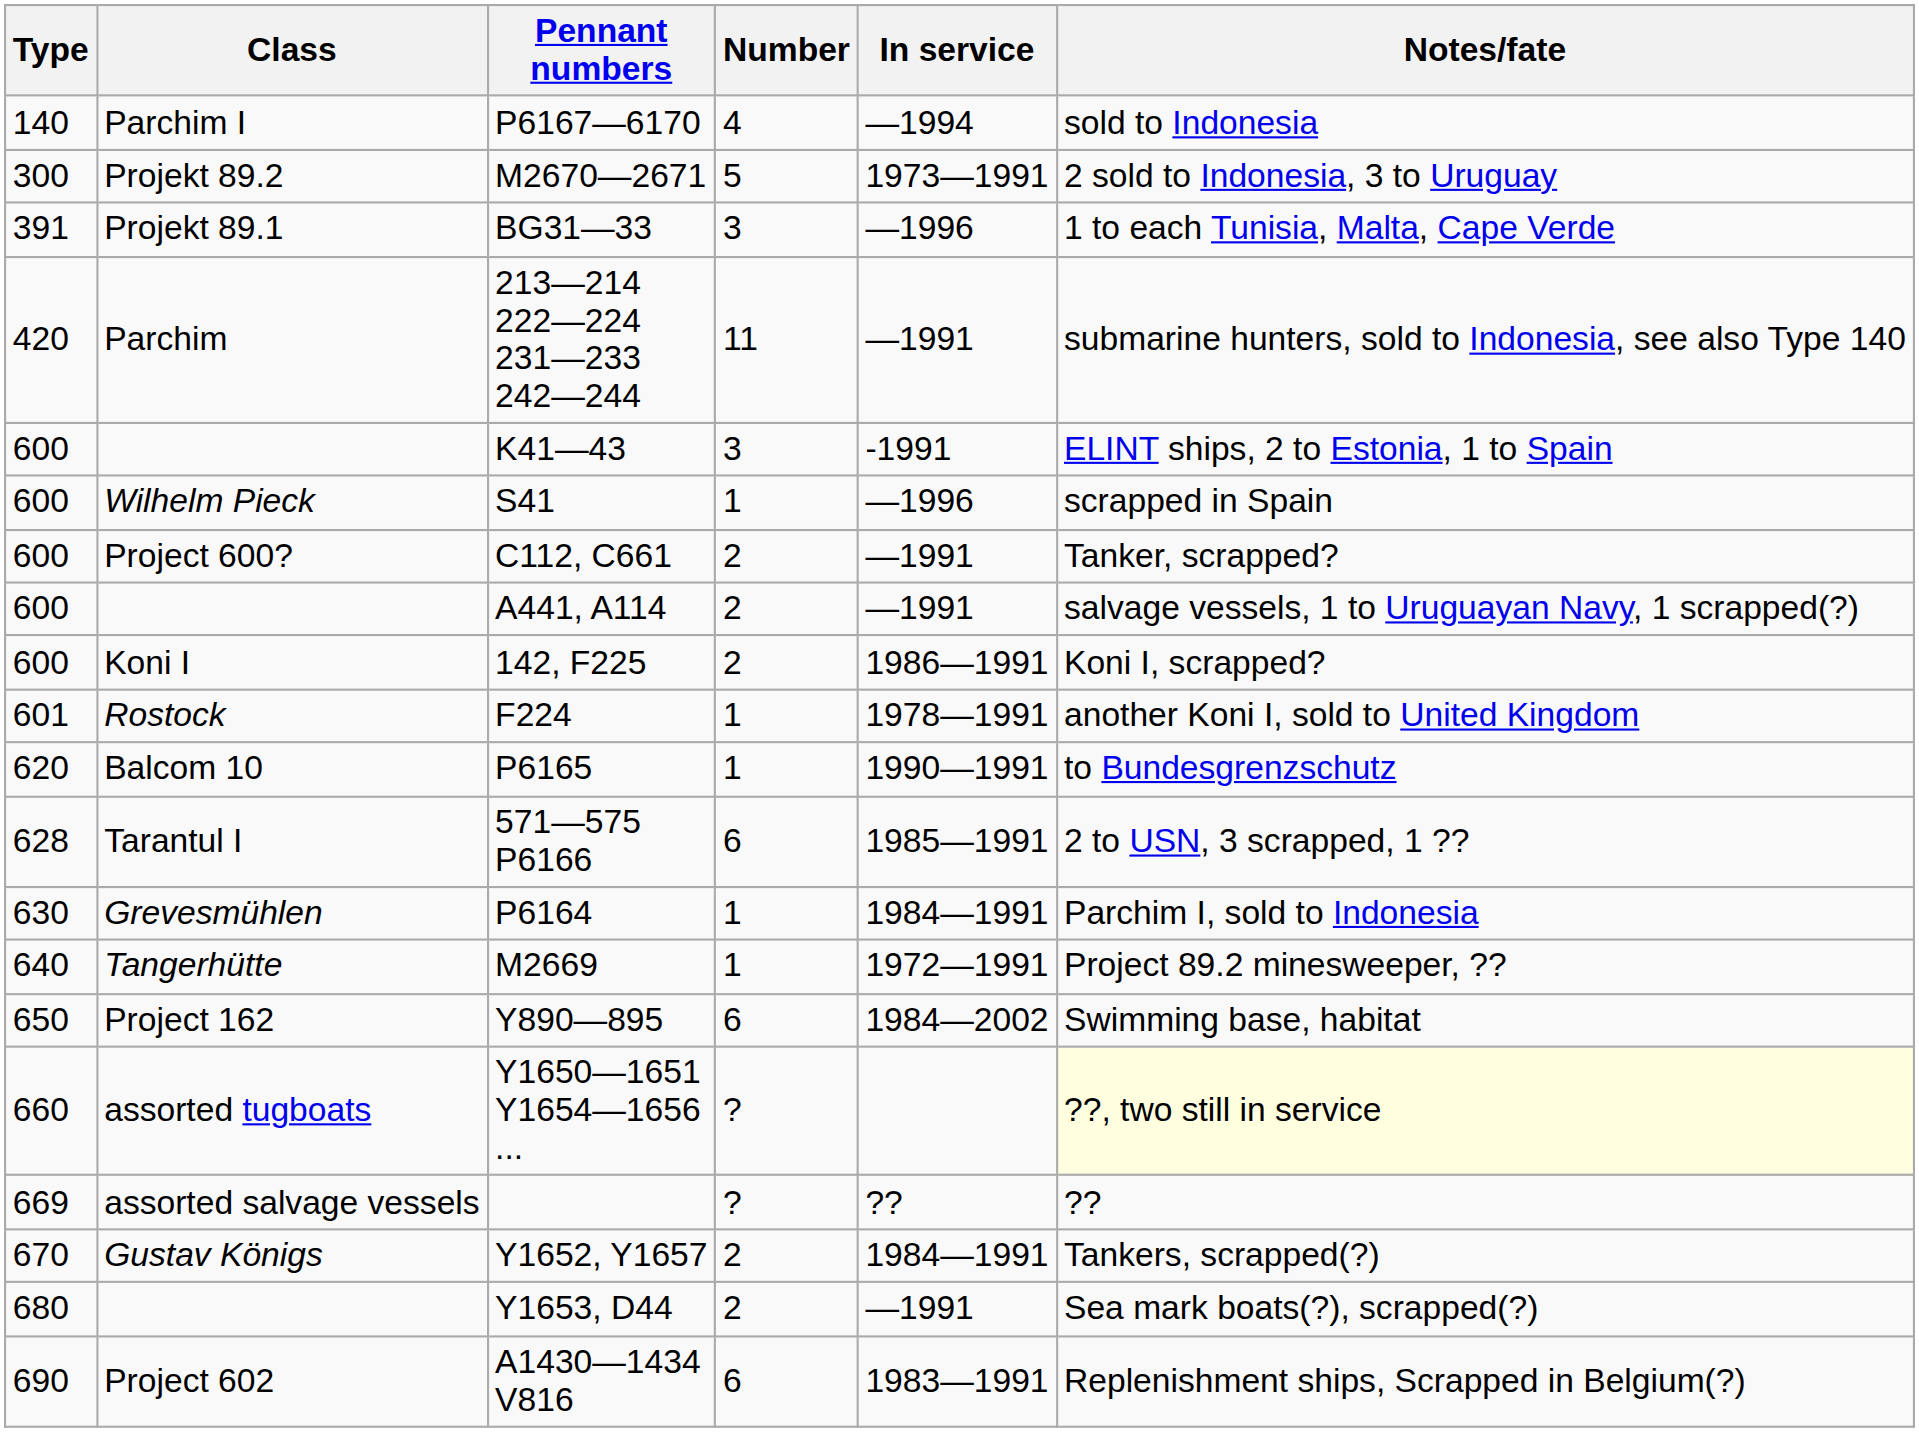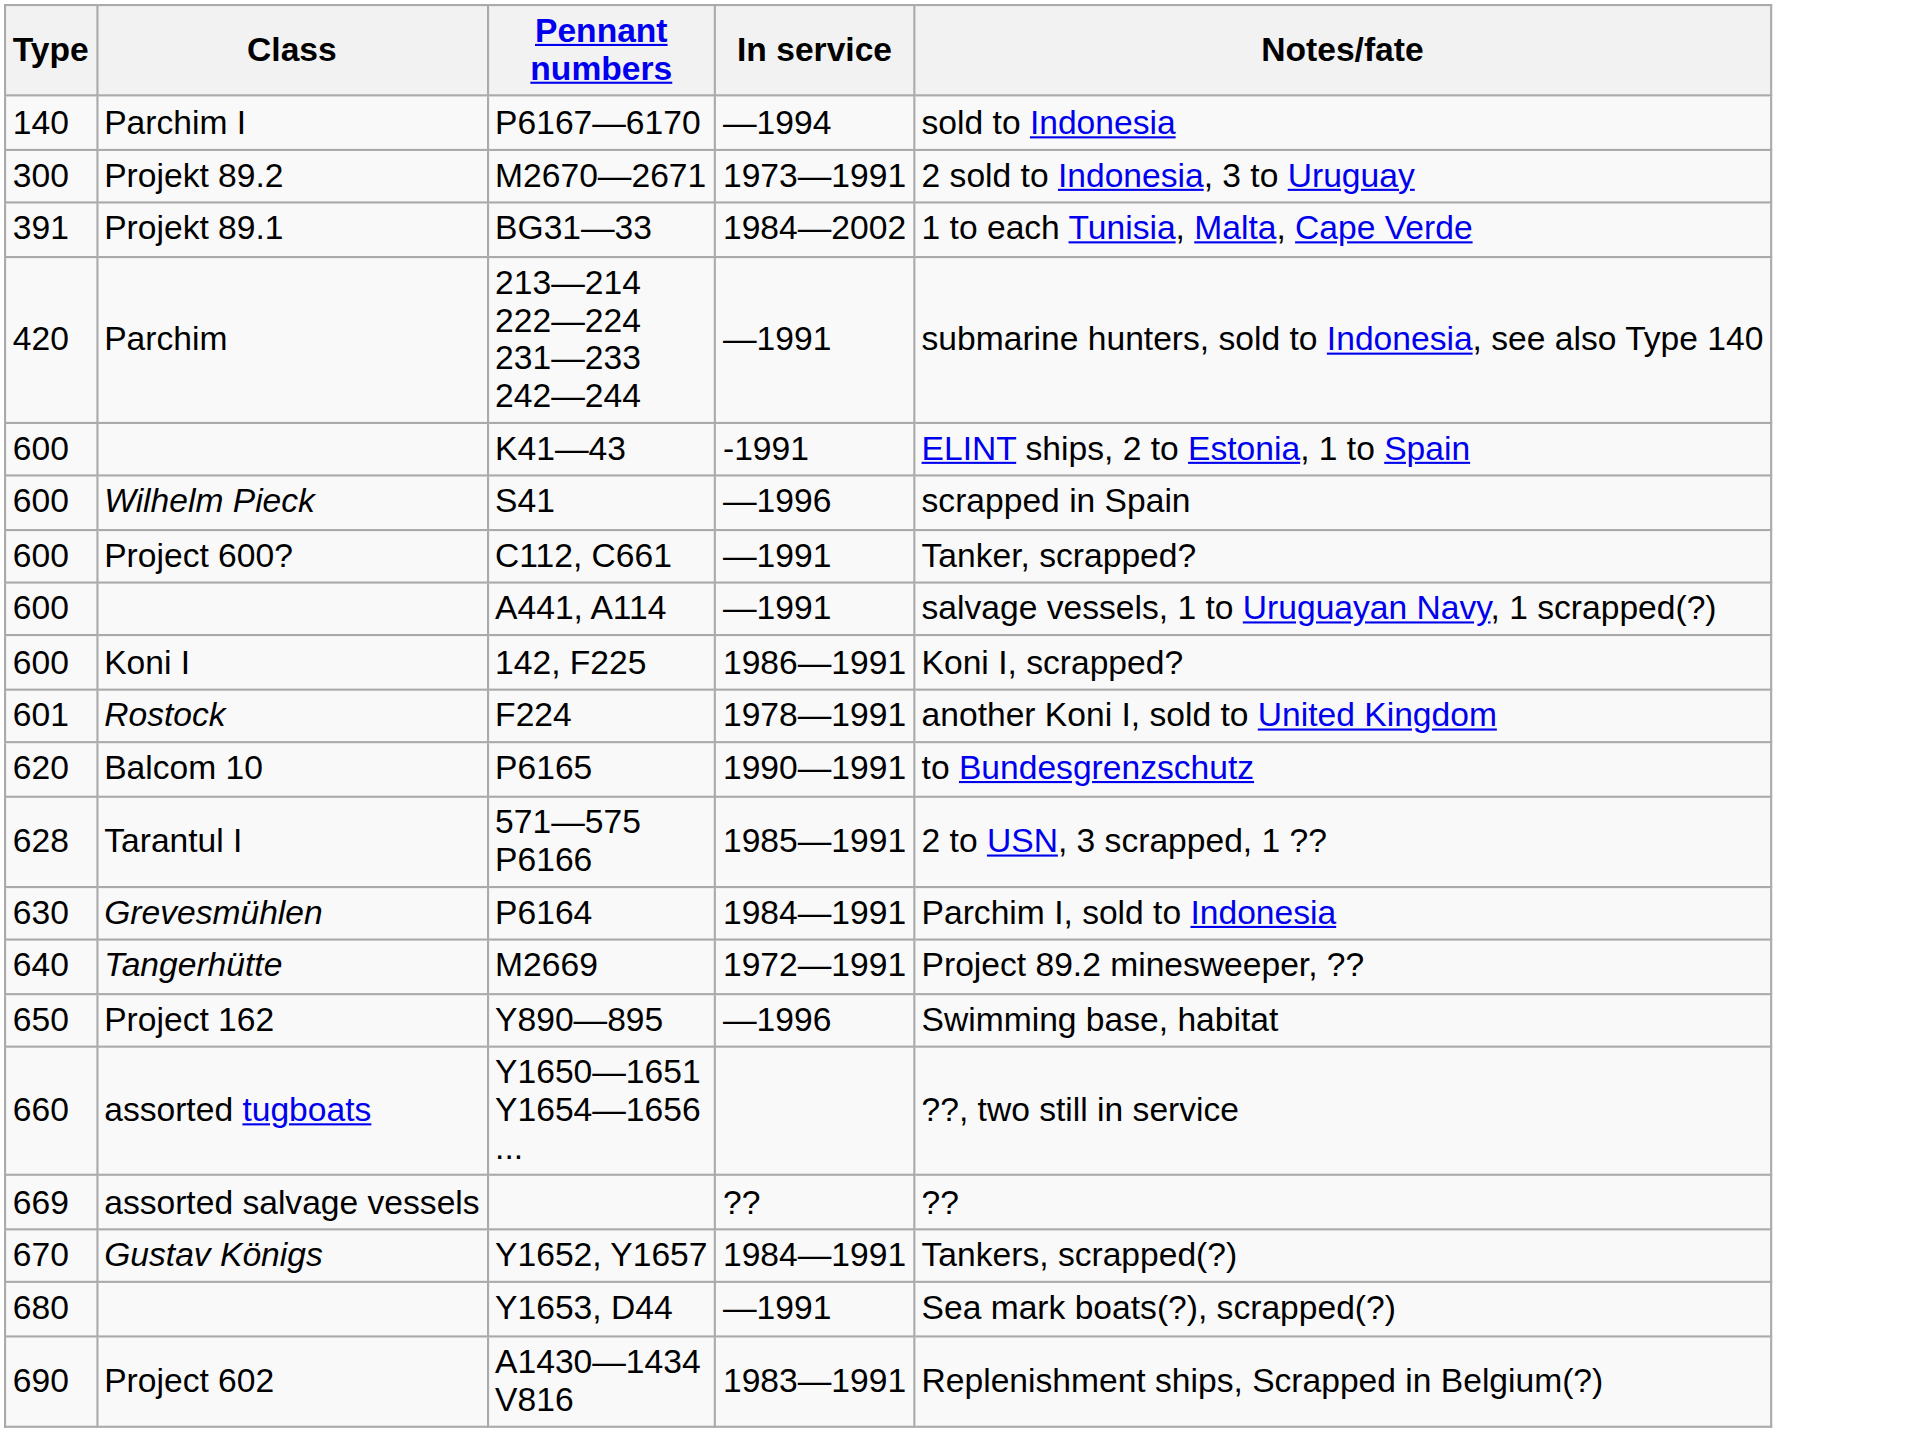- column: (786, 50)
(920, 228) —1996 -> (815, 228) 1984—2002
(957, 1019) 1984—2002 -> (777, 1019) —1996
(1223, 1110) lightyellow background -> (1080, 1110) no background
